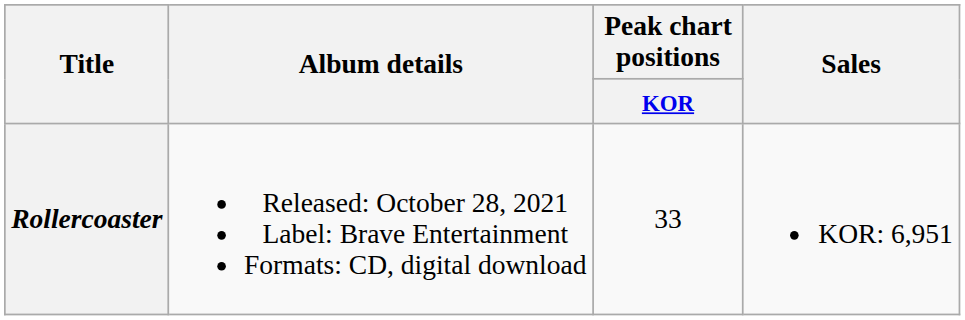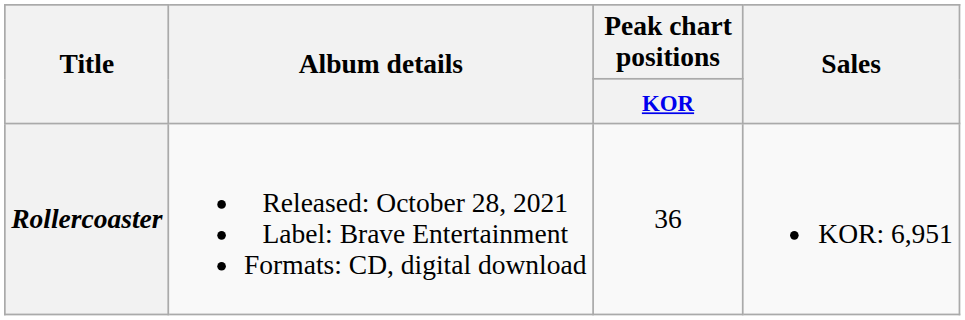(668, 218) 33 -> (668, 218) 36
